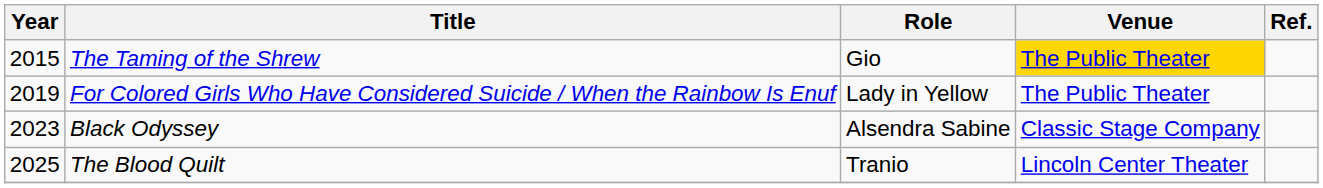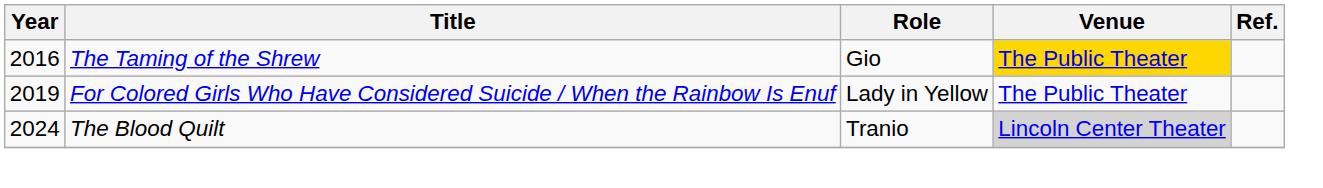(35, 57) 2015 -> (35, 57) 2016
- row: (144, 128)
(35, 164) 2025 -> (35, 128) 2024
(1134, 164) no background -> (1112, 128) lightgrey background
